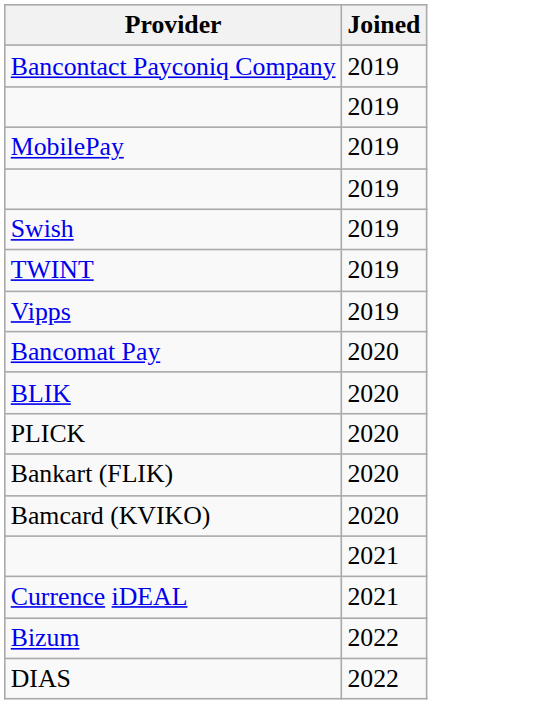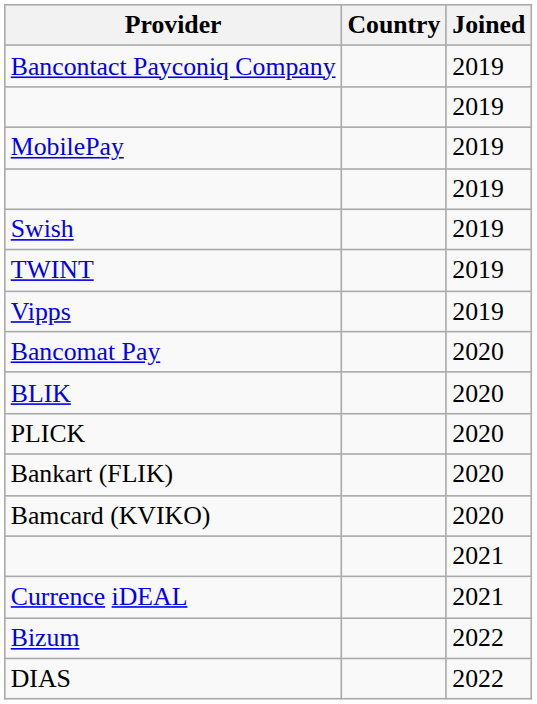+ column: (394, 24)
